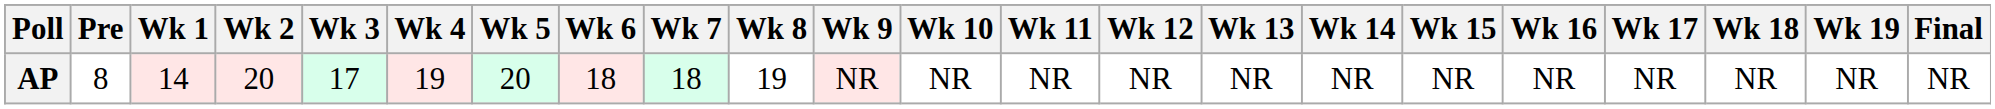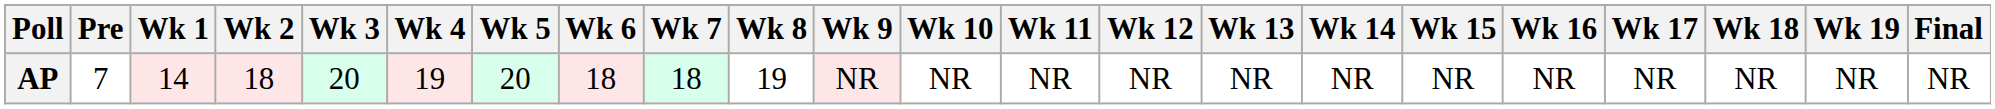(101, 77) 8 -> (101, 77) 7
(259, 77) 20 -> (259, 77) 18
(344, 77) 17 -> (344, 77) 20
